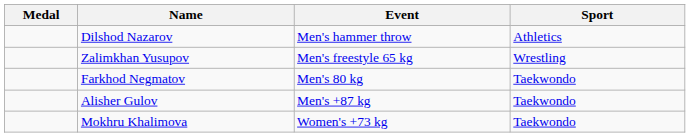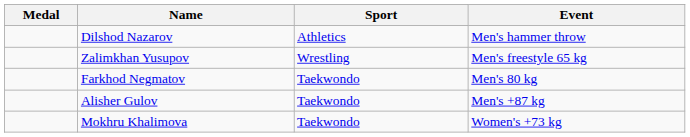columns swapped: (597, 15) <-> (402, 15)
